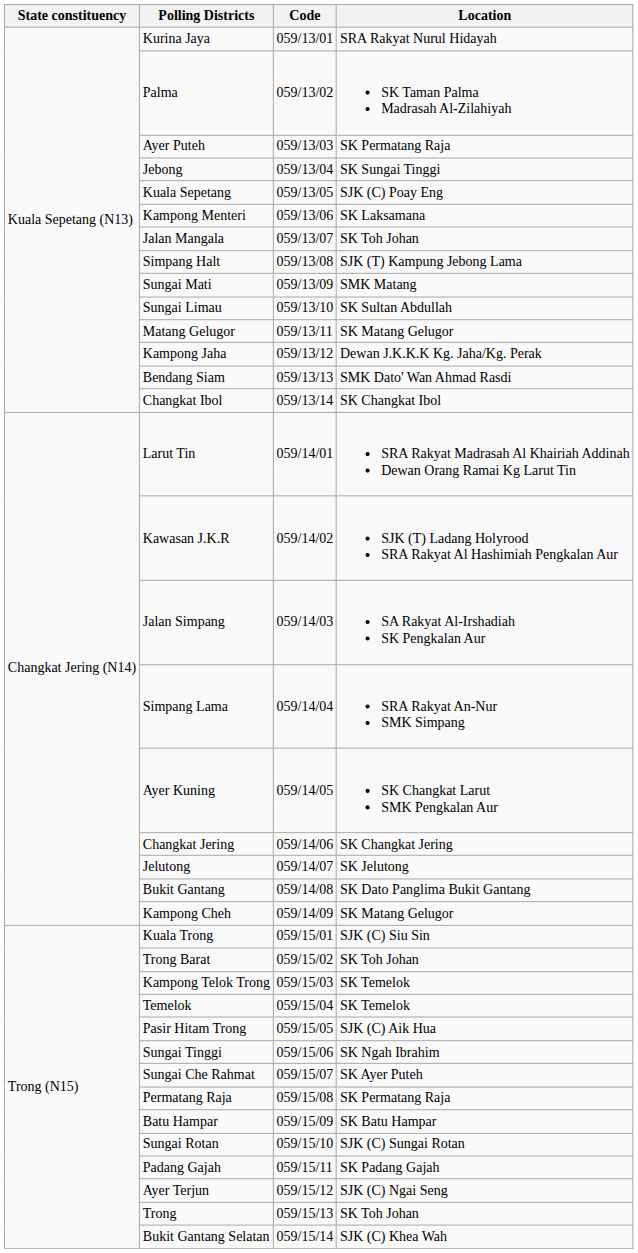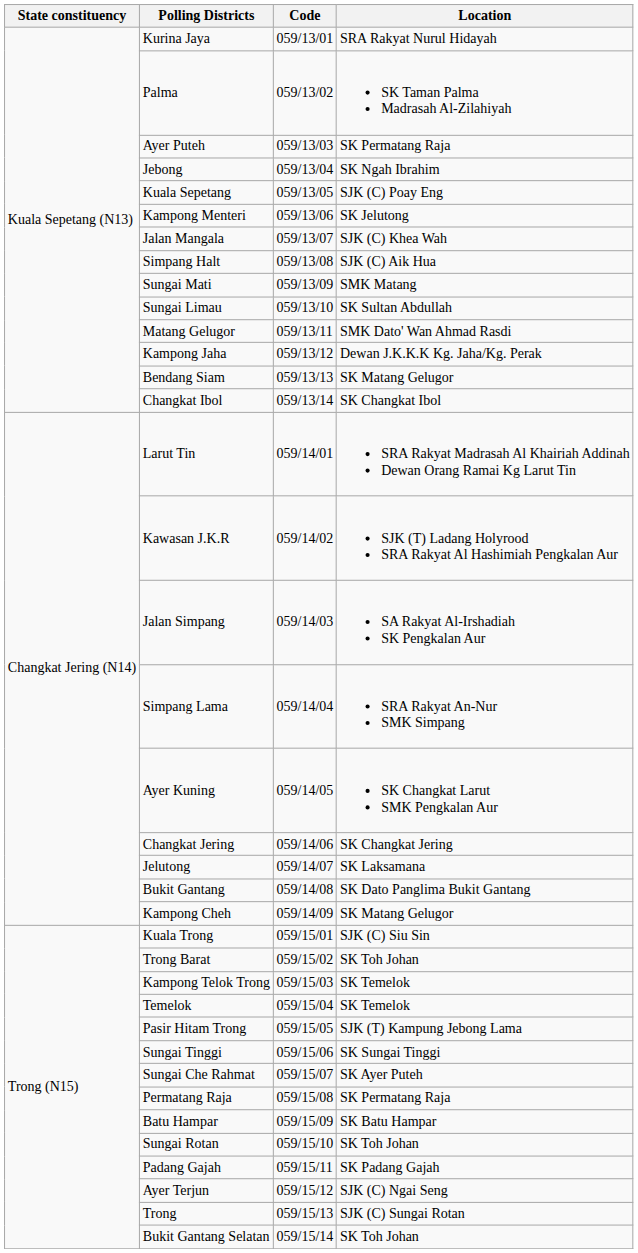(390, 169) SK Sungai Tinggi -> (390, 169) SK Ngah Ibrahim
(383, 215) SK Laksamana -> (374, 215) SK Jelutong
(379, 238) SK Toh Johan -> (394, 238) SJK (C) Khea Wah
(431, 261) SJK (T) Kampung Jebong Lama -> (388, 261) SJK (C) Aik Hua
(397, 330) SK Matang Gelugor -> (426, 330) SMK Dato' Wan Ahmad Rasdi
(426, 377) SMK Dato' Wan Ahmad Rasdi -> (397, 377) SK Matang Gelugor
(374, 866) SK Jelutong -> (383, 866) SK Laksamana
(388, 1028) SJK (C) Aik Hua -> (431, 1028) SJK (T) Kampung Jebong Lama
(390, 1051) SK Ngah Ibrahim -> (390, 1051) SK Sungai Tinggi
(402, 1144) SJK (C) Sungai Rotan -> (379, 1144) SK Toh Johan
(379, 1213) SK Toh Johan -> (402, 1213) SJK (C) Sungai Rotan
(394, 1236) SJK (C) Khea Wah -> (379, 1236) SK Toh Johan
